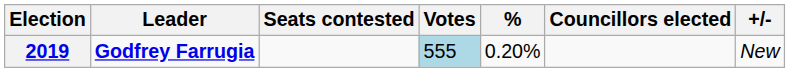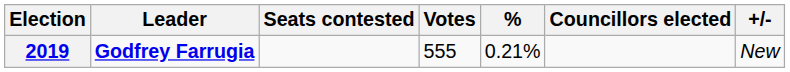(440, 51) lightblue background -> (440, 51) no background
(513, 51) 0.20% -> (513, 51) 0.21%
